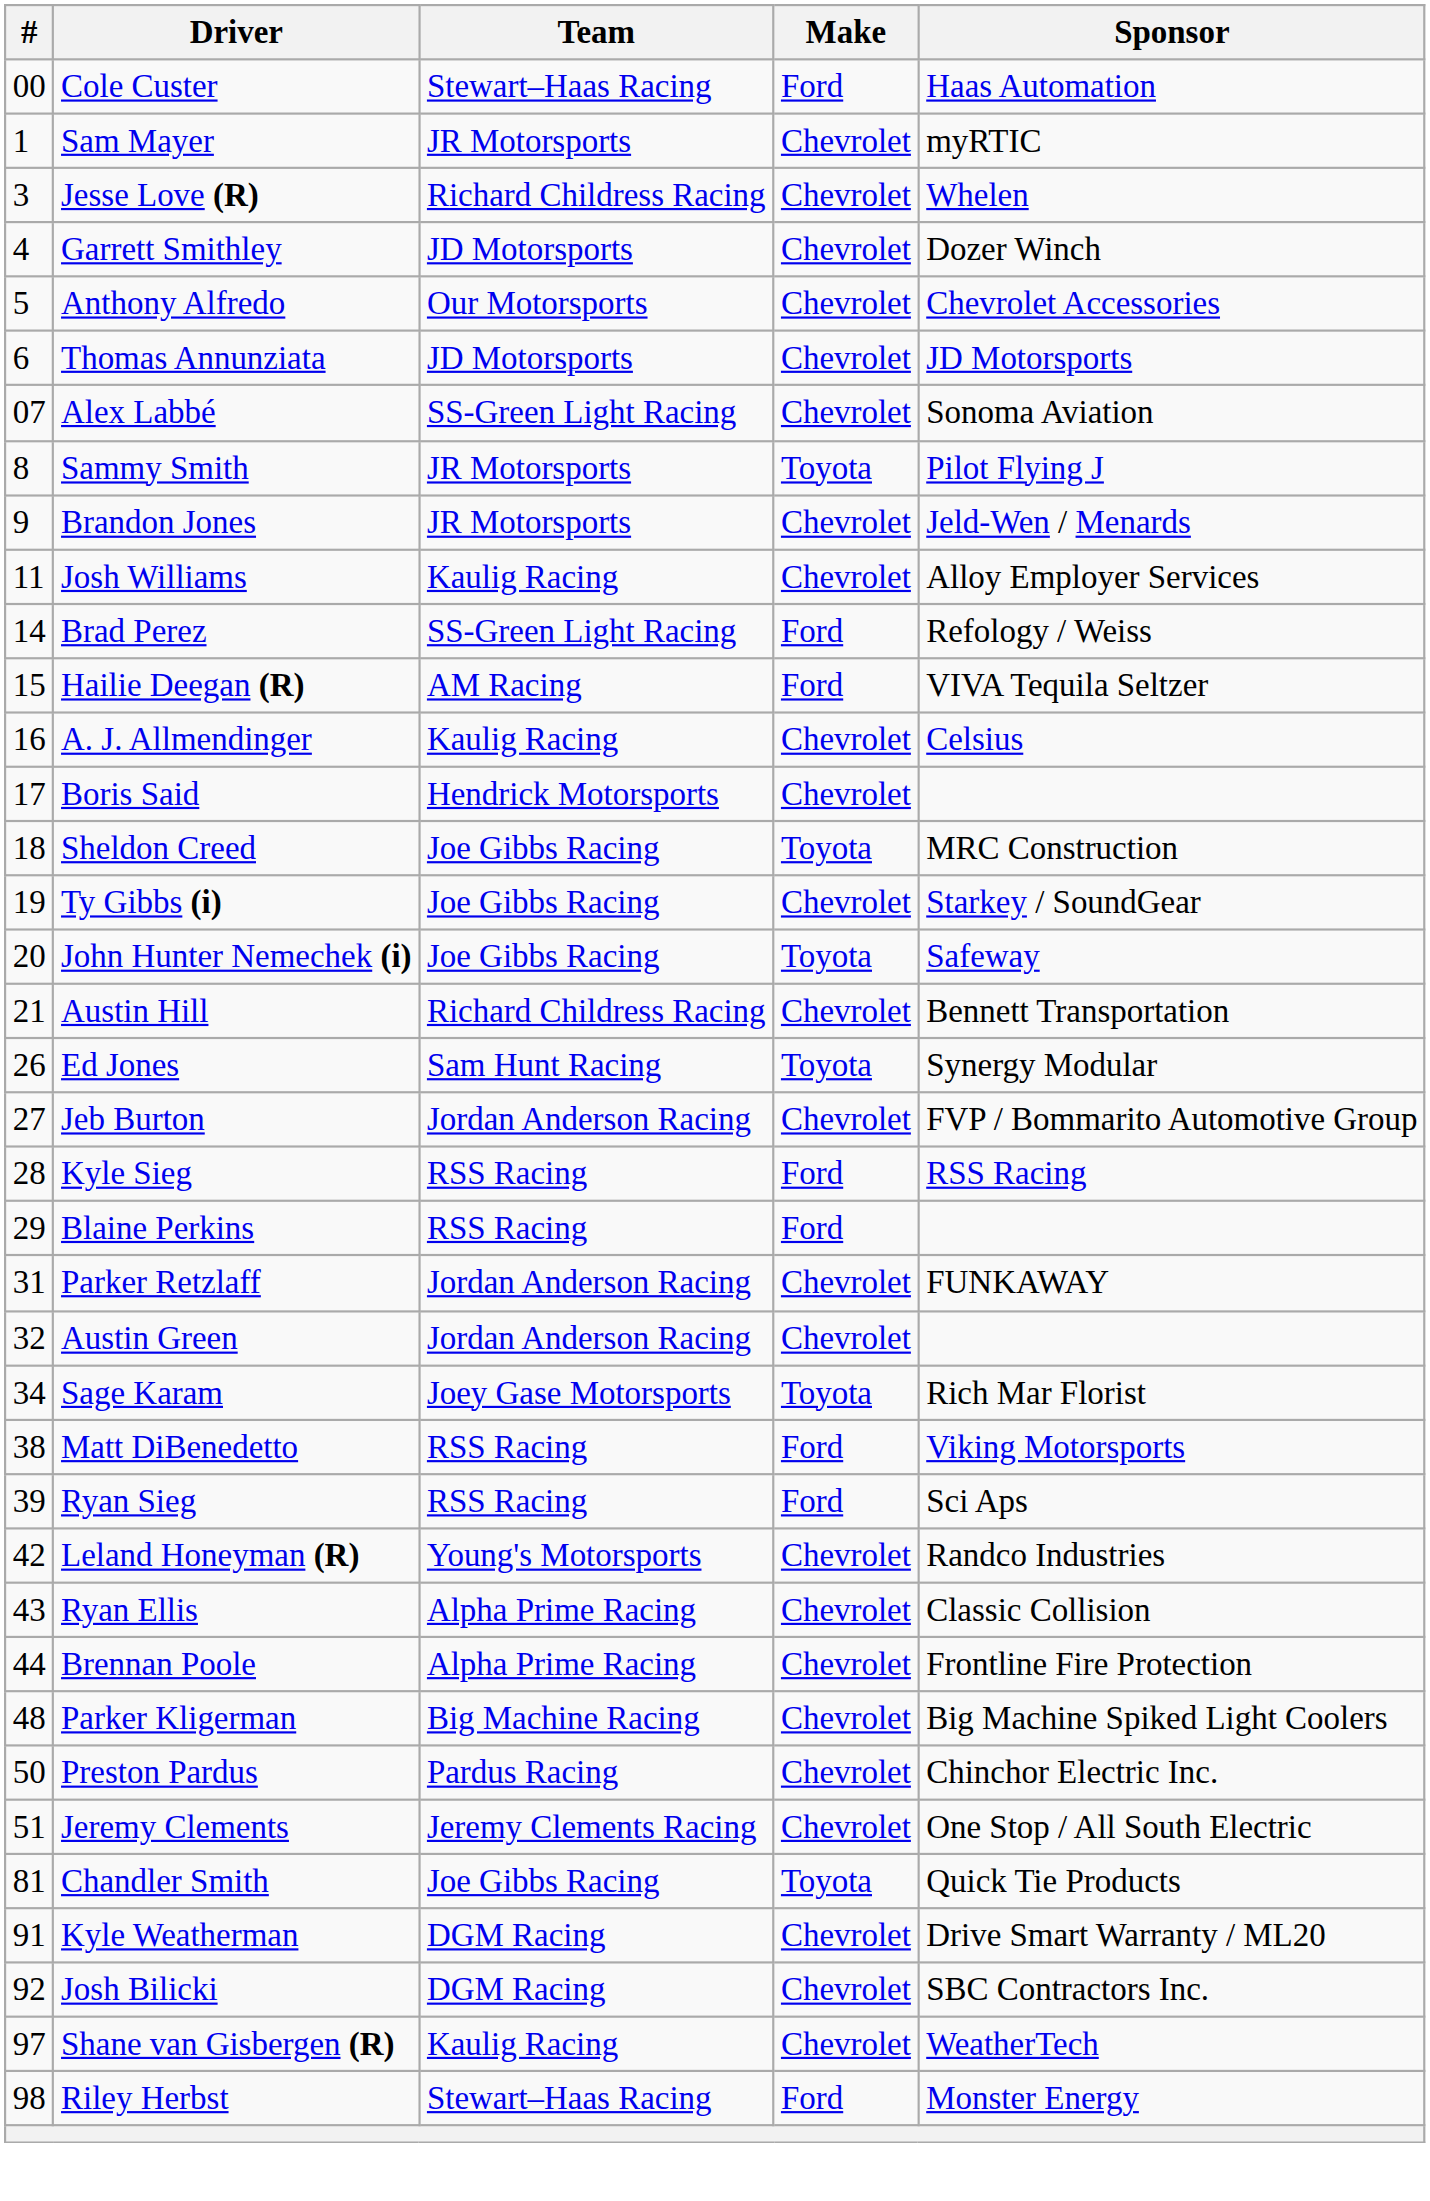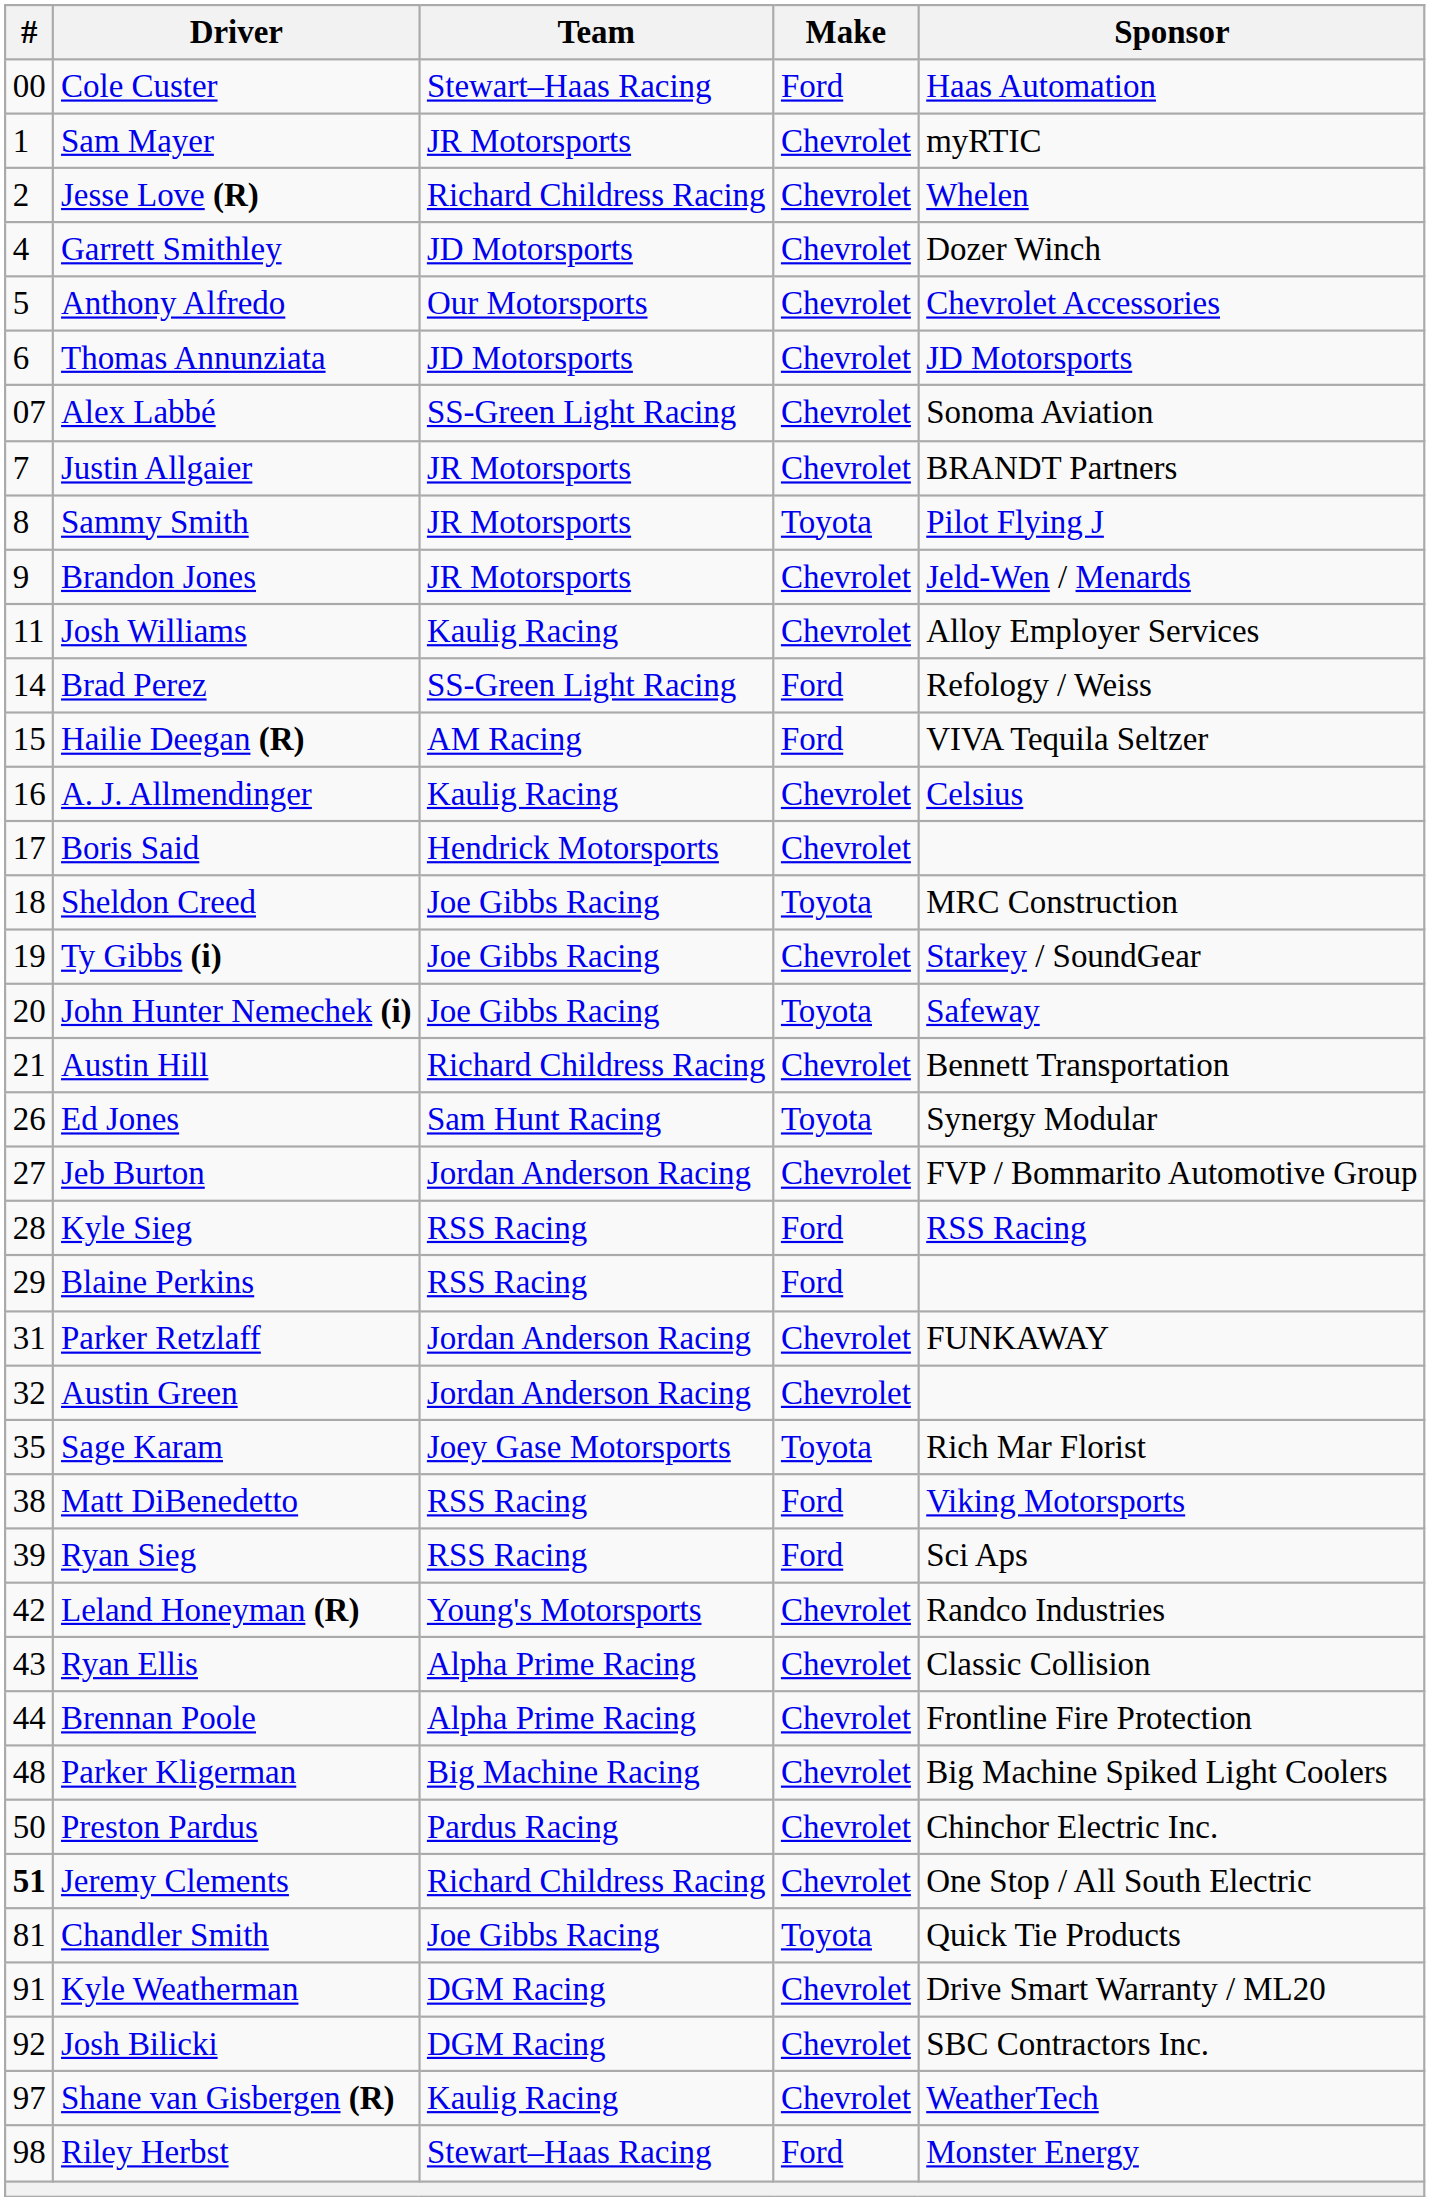(21, 195) 3 -> (21, 195) 2
+ row: (157, 466)
(29, 1391) 34 -> (29, 1445) 35
(29, 1826) normal -> (29, 1880) bold
(592, 1826) Jeremy Clements Racing -> (596, 1880) Richard Childress Racing
